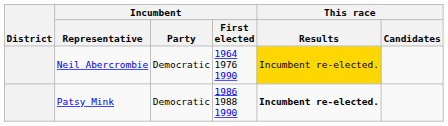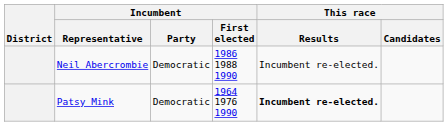(226, 65) 1964 1976 1990 -> (226, 65) 1986 1988 1990
(319, 65) gold background -> (319, 65) no background
(226, 102) 1986 1988 1990 -> (226, 102) 1964 1976 1990
